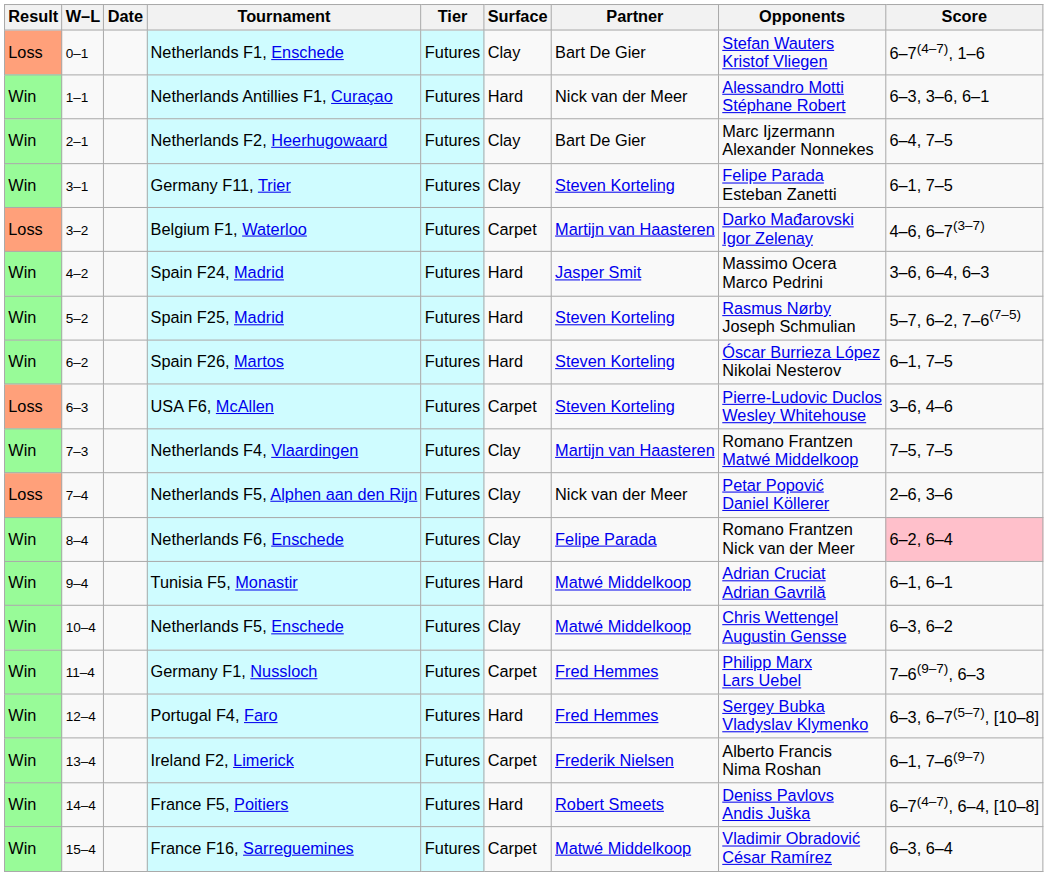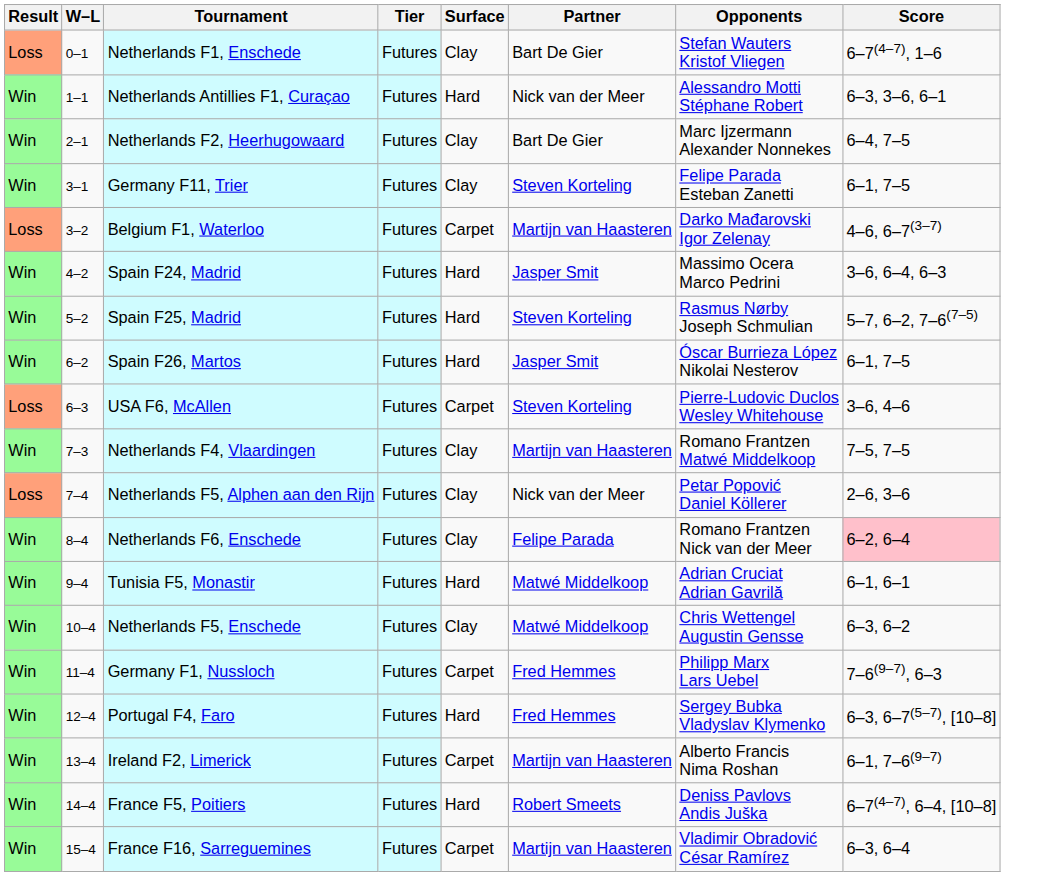- column: (125, 17)
(615, 362) Steven Korteling -> (555, 362) Jasper Smit
(614, 760) Frederik Nielsen -> (592, 760) Martijn van Haasteren
(623, 848) Matwé Middelkoop -> (592, 848) Martijn van Haasteren
